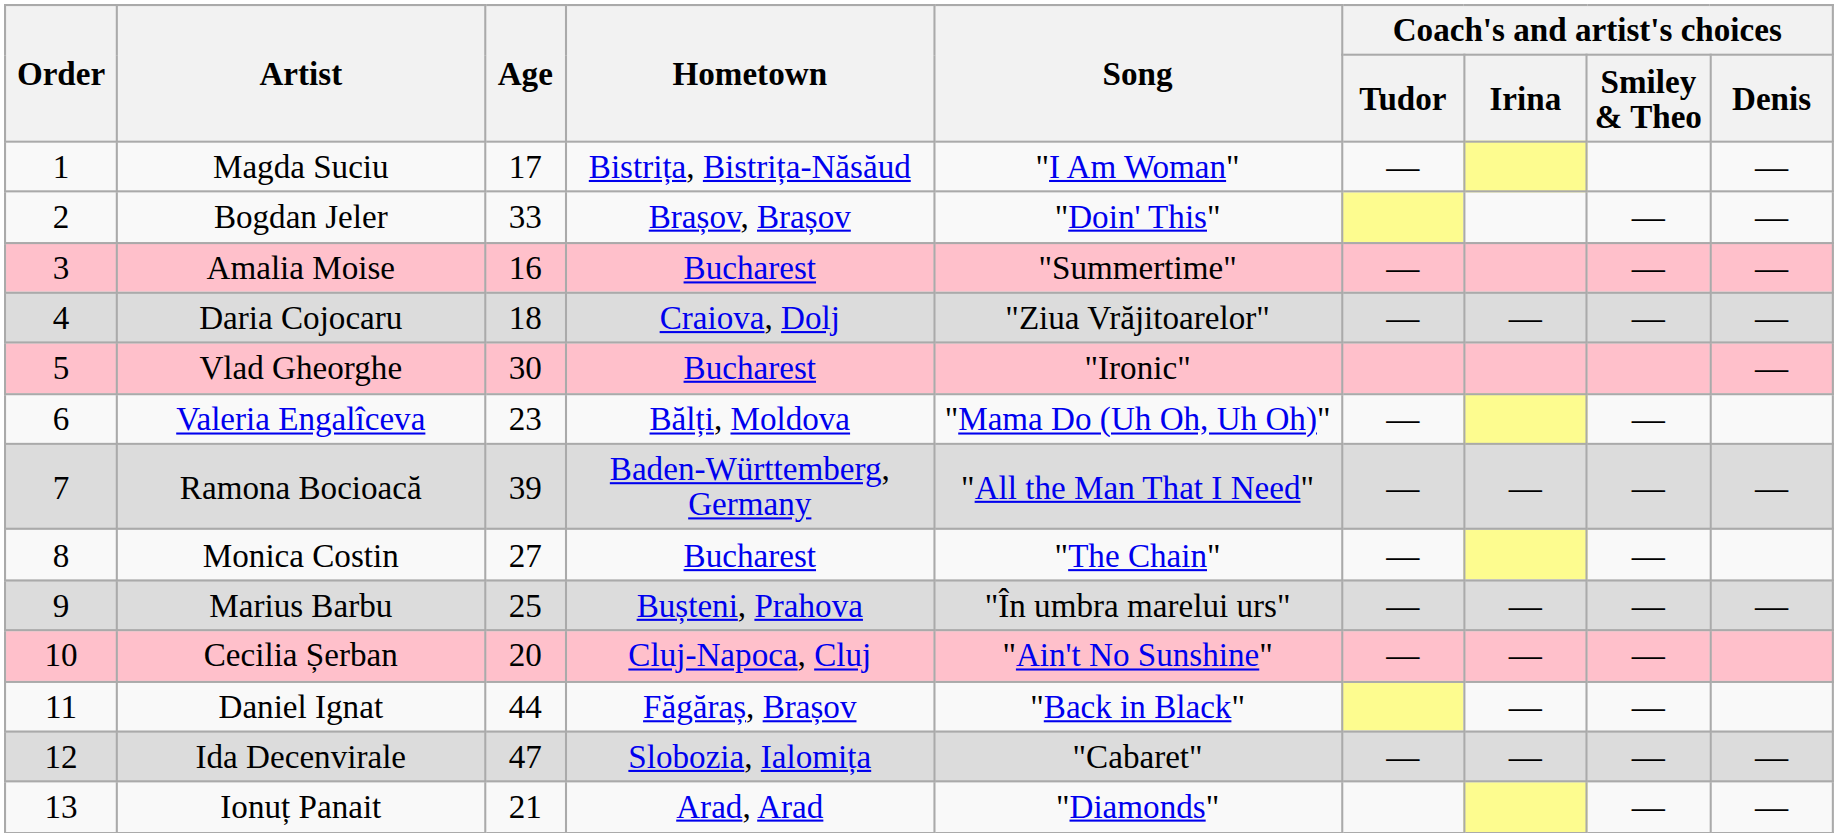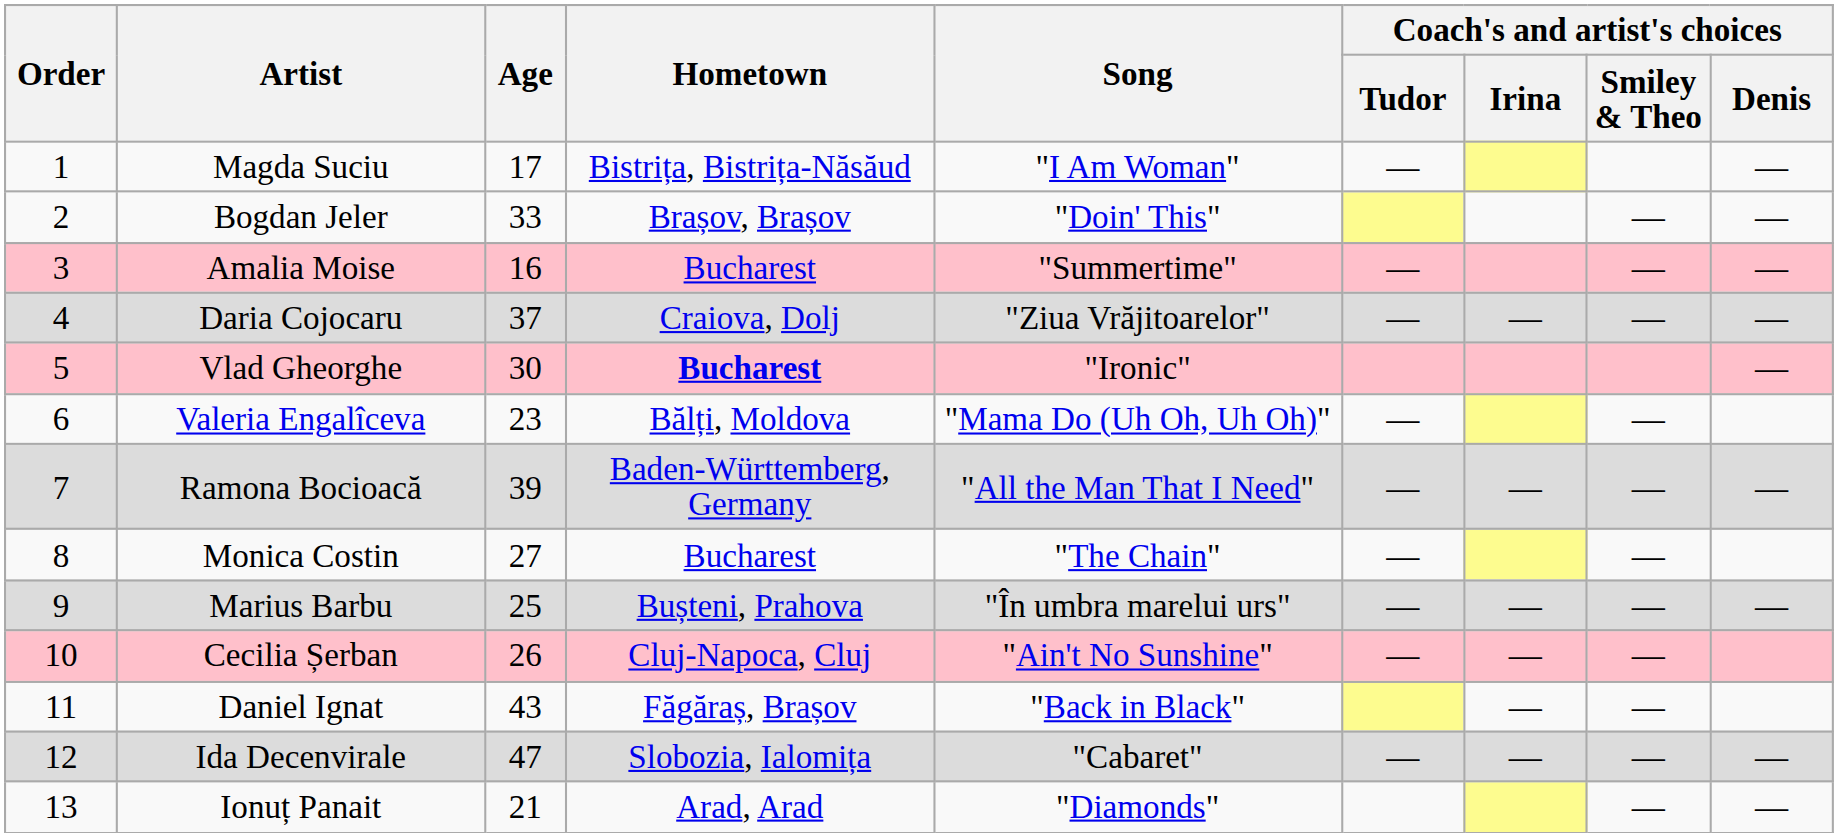(525, 318) 18 -> (525, 318) 37
(750, 368) normal -> (750, 368) bold
(525, 656) 20 -> (525, 656) 26
(525, 706) 44 -> (525, 706) 43
